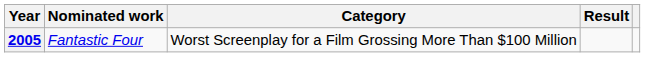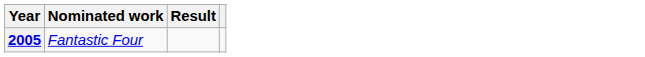- column: (374, 16)
